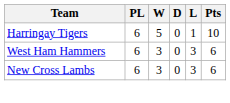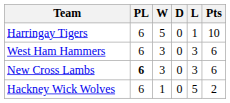(137, 70) normal -> (141, 70) bold
+ row: (61, 88)
